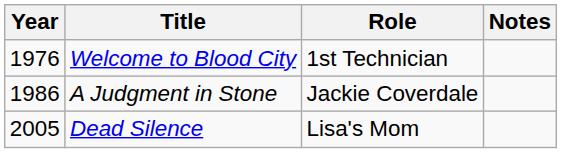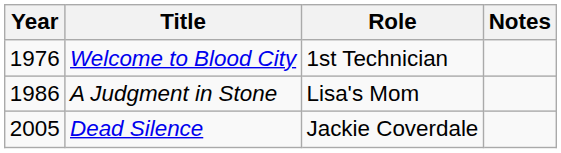(392, 93) Jackie Coverdale -> (363, 93) Lisa's Mom
(363, 128) Lisa's Mom -> (392, 128) Jackie Coverdale
